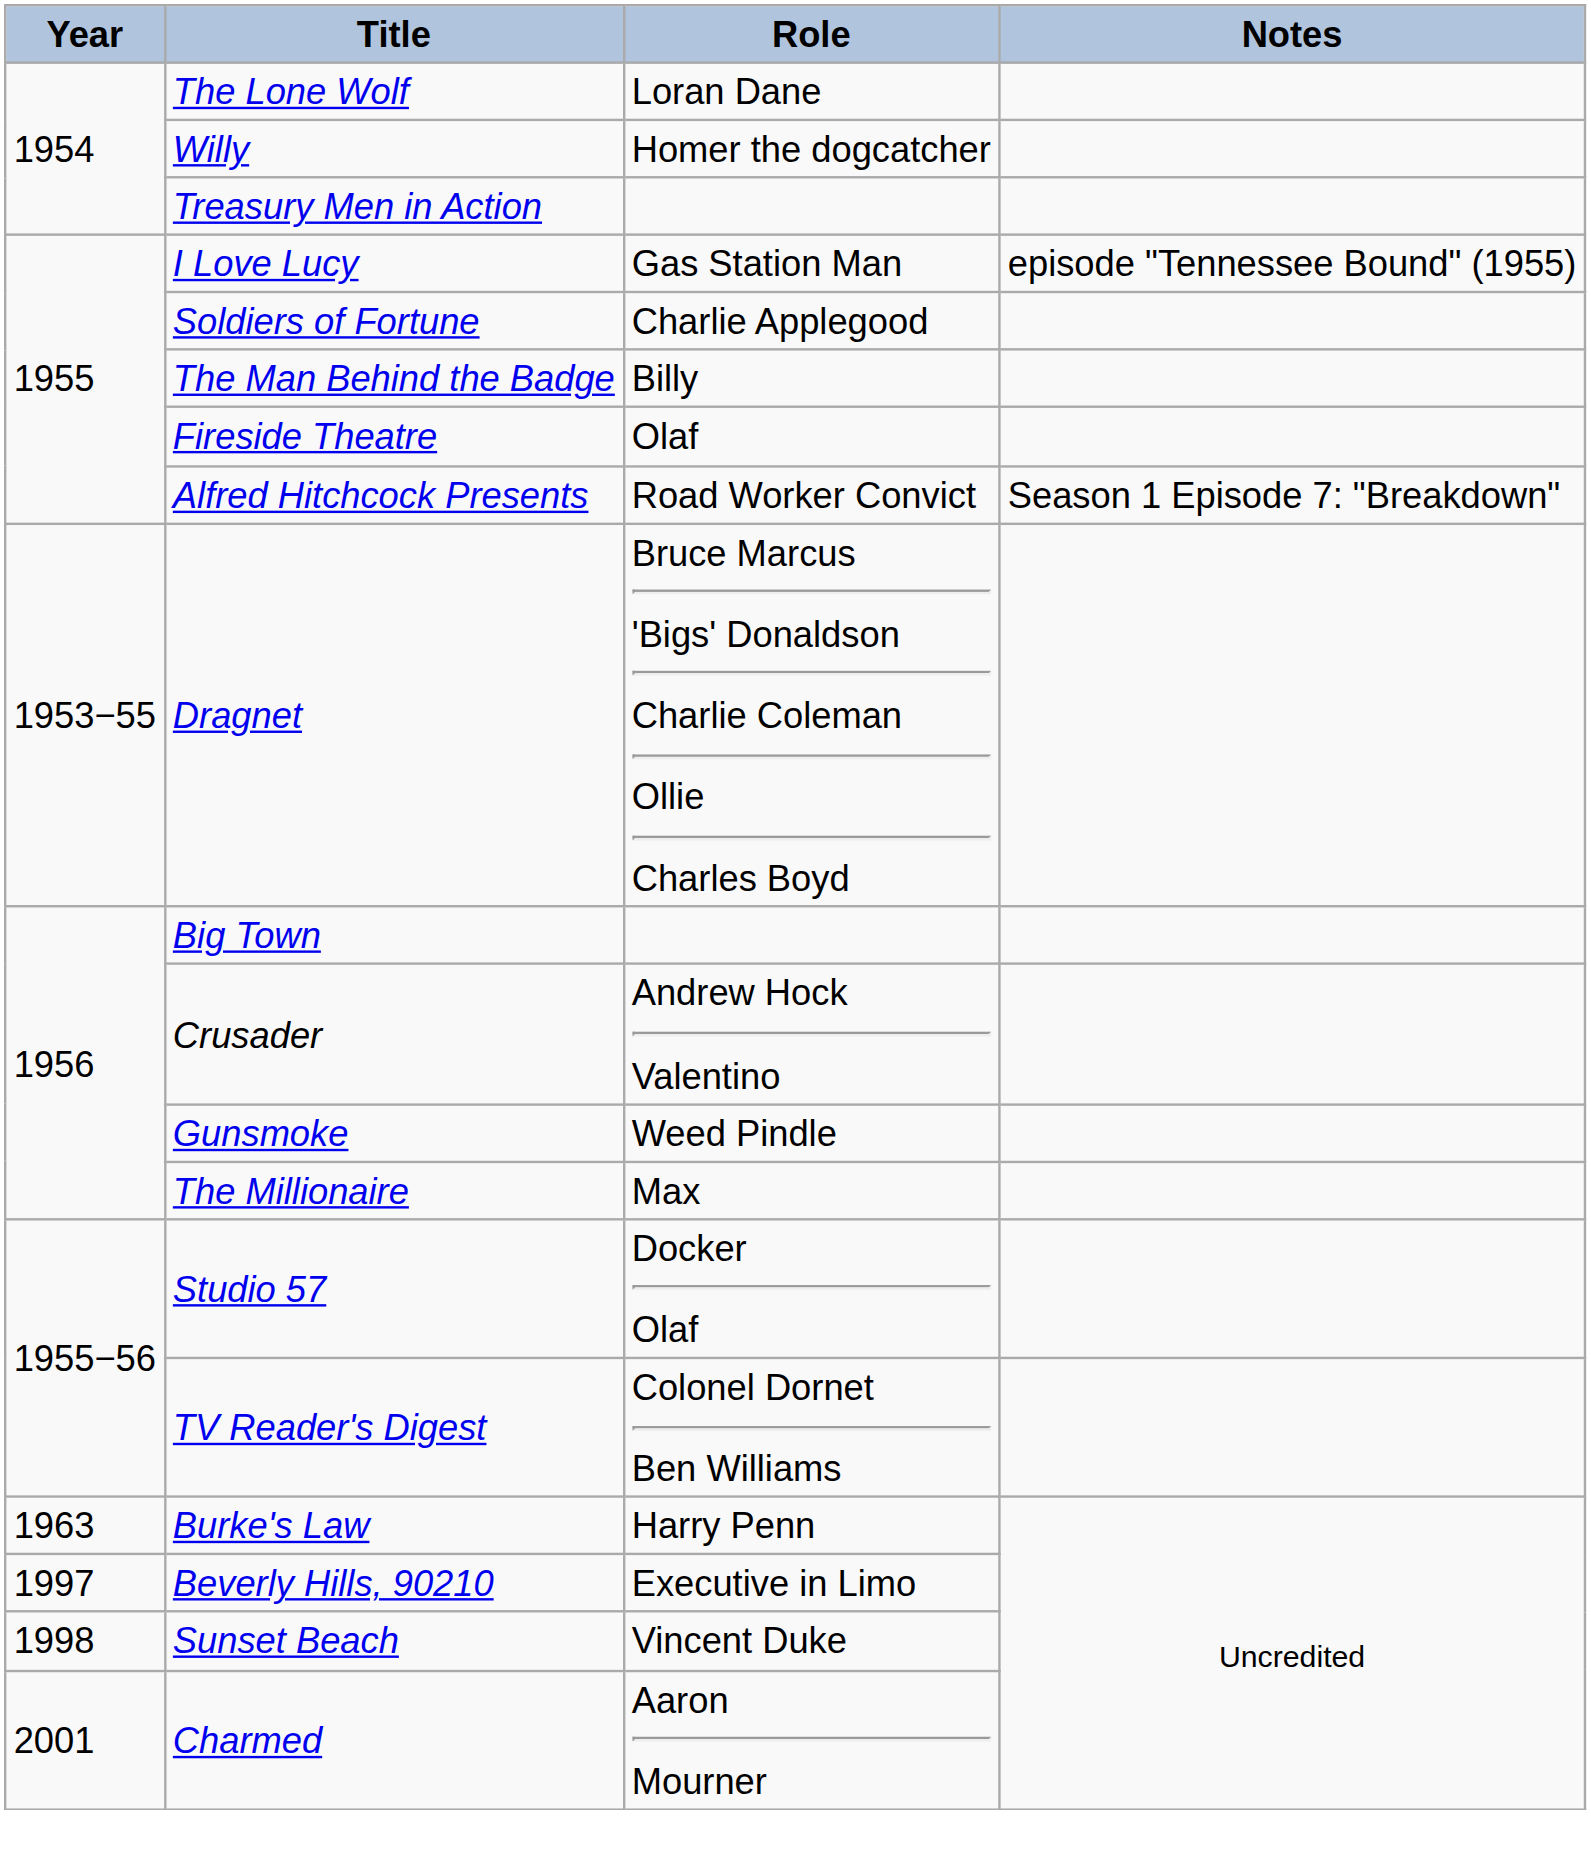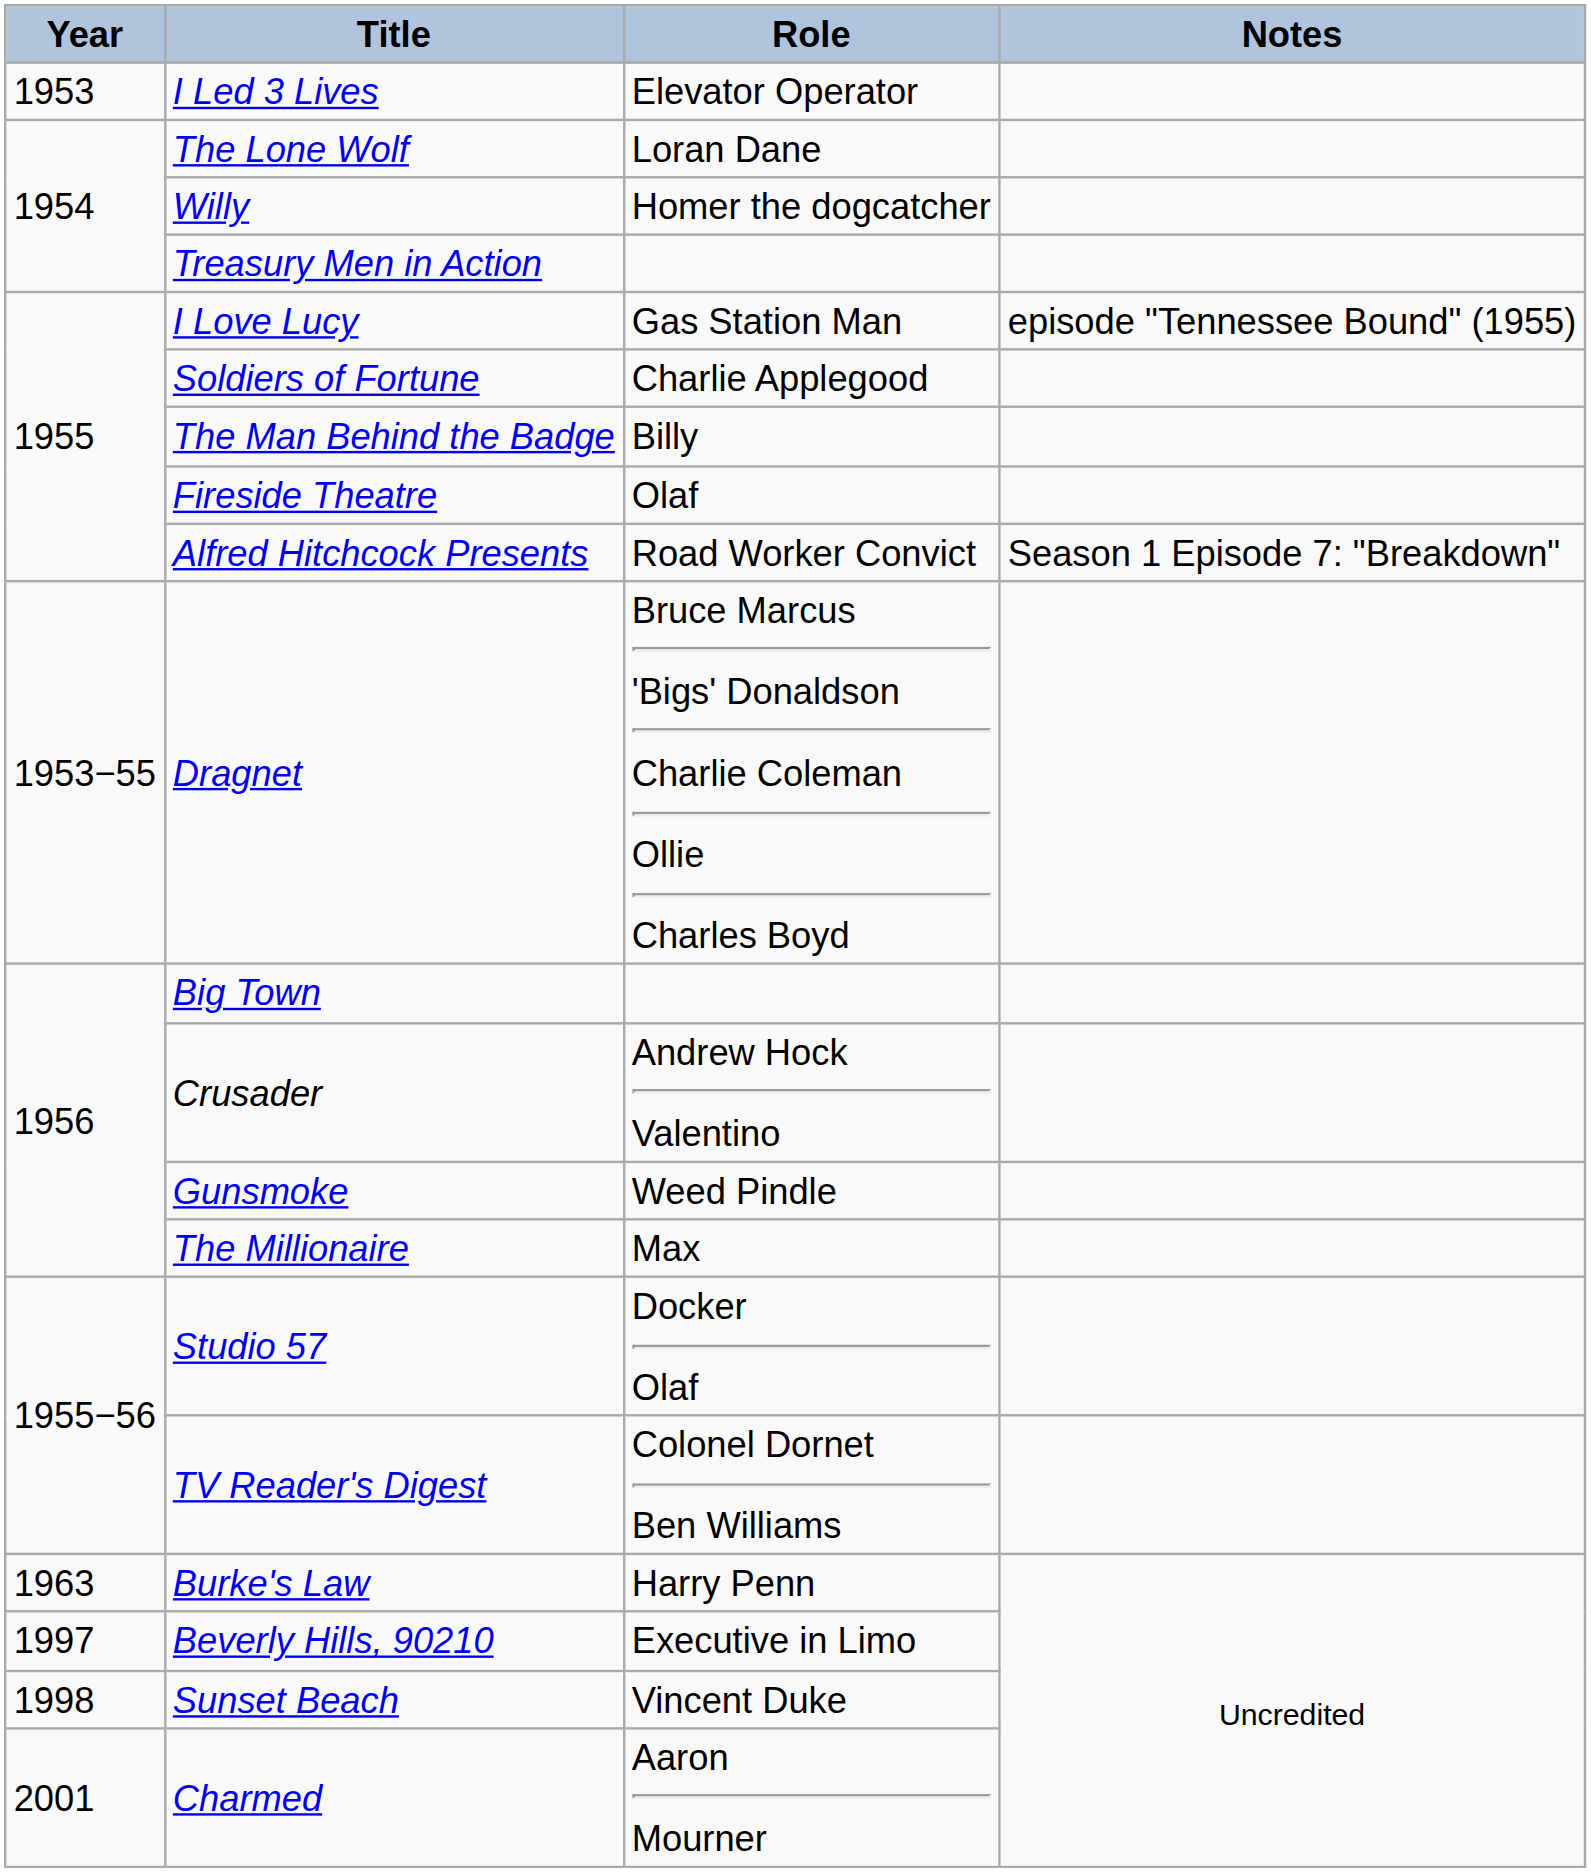+ row: (276, 92)
